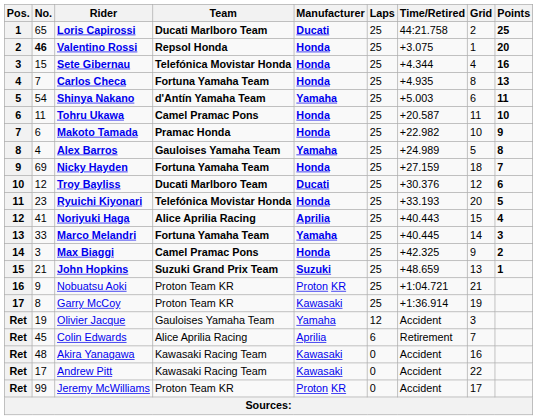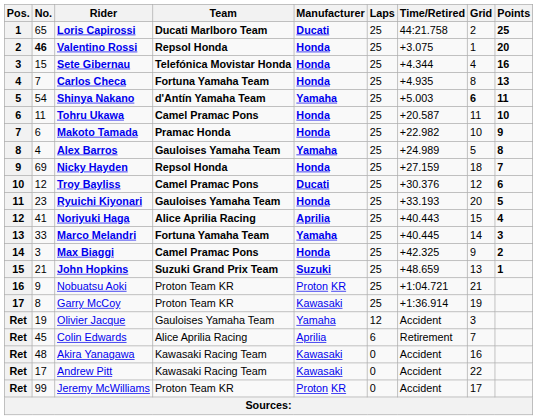(473, 99) normal -> (473, 99) bold
(212, 167) Fortuna Yamaha Team -> (191, 167) Repsol Honda
(211, 184) Ducati Marlboro Team -> (207, 184) Camel Pramac Pons
(223, 201) Telefónica Movistar Honda -> (218, 201) Gauloises Yamaha Team
